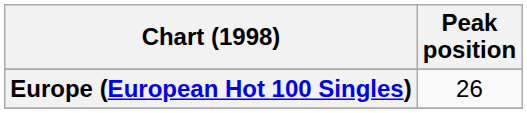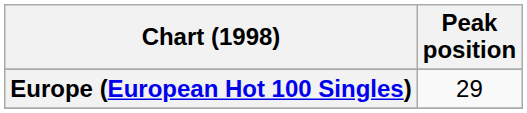(469, 88) 26 -> (469, 88) 29
